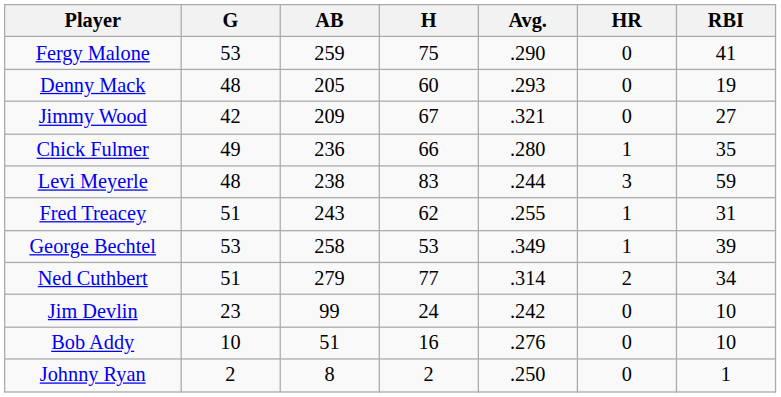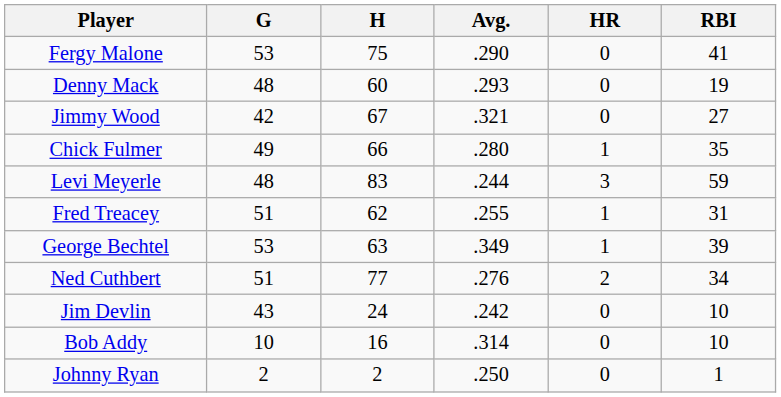- column: (329, 20)
(429, 246) 53 -> (377, 246) 63
(528, 278) .314 -> (491, 278) .276
(230, 310) 23 -> (264, 310) 43
(528, 342) .276 -> (491, 342) .314
